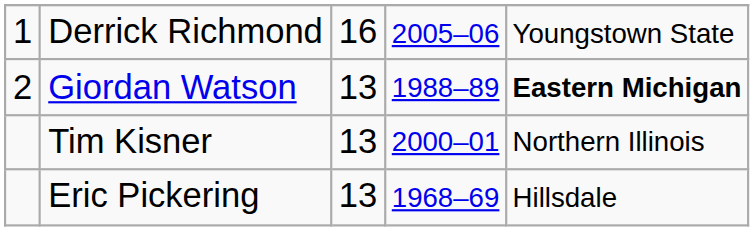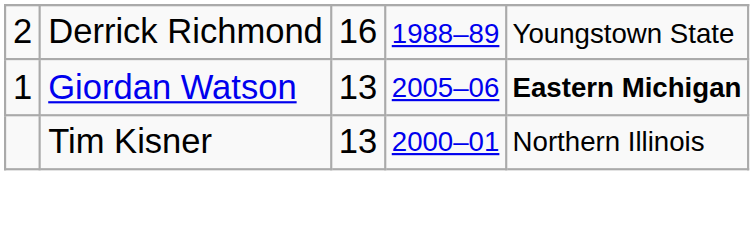(23, 31) 1 -> (23, 31) 2
(446, 32) 2005–06 -> (446, 32) 1988–89
(23, 86) 2 -> (23, 86) 1
(446, 87) 1988–89 -> (446, 87) 2005–06
- row: (154, 196)
